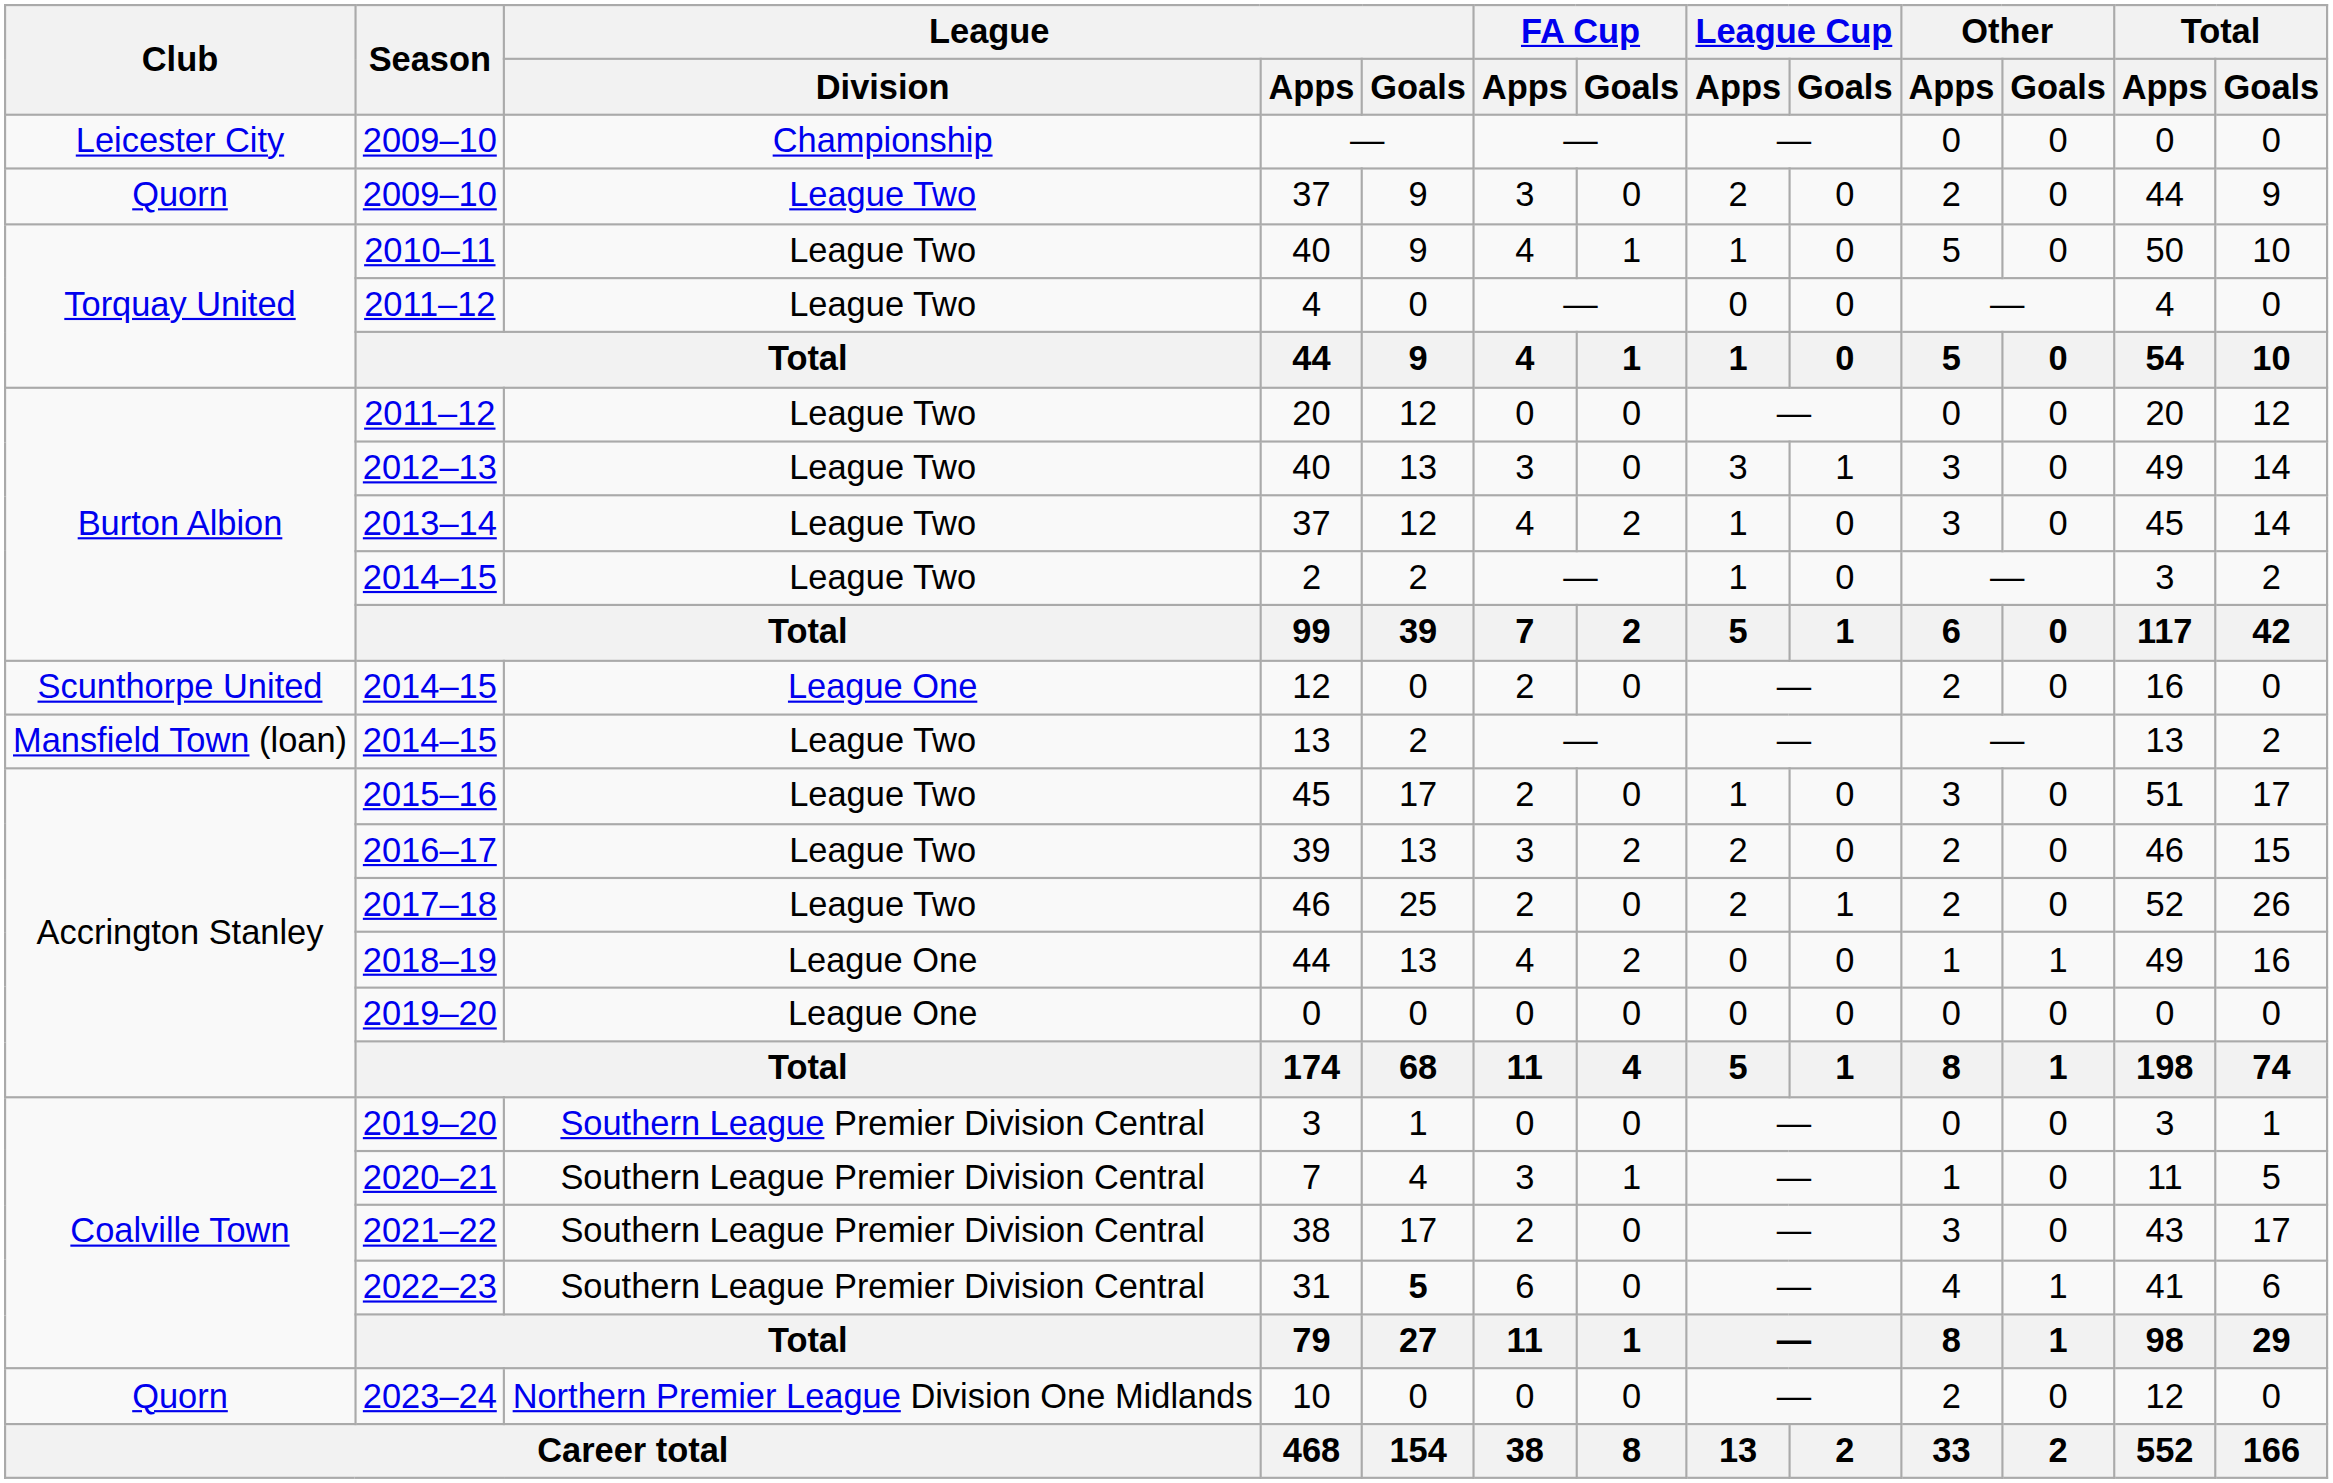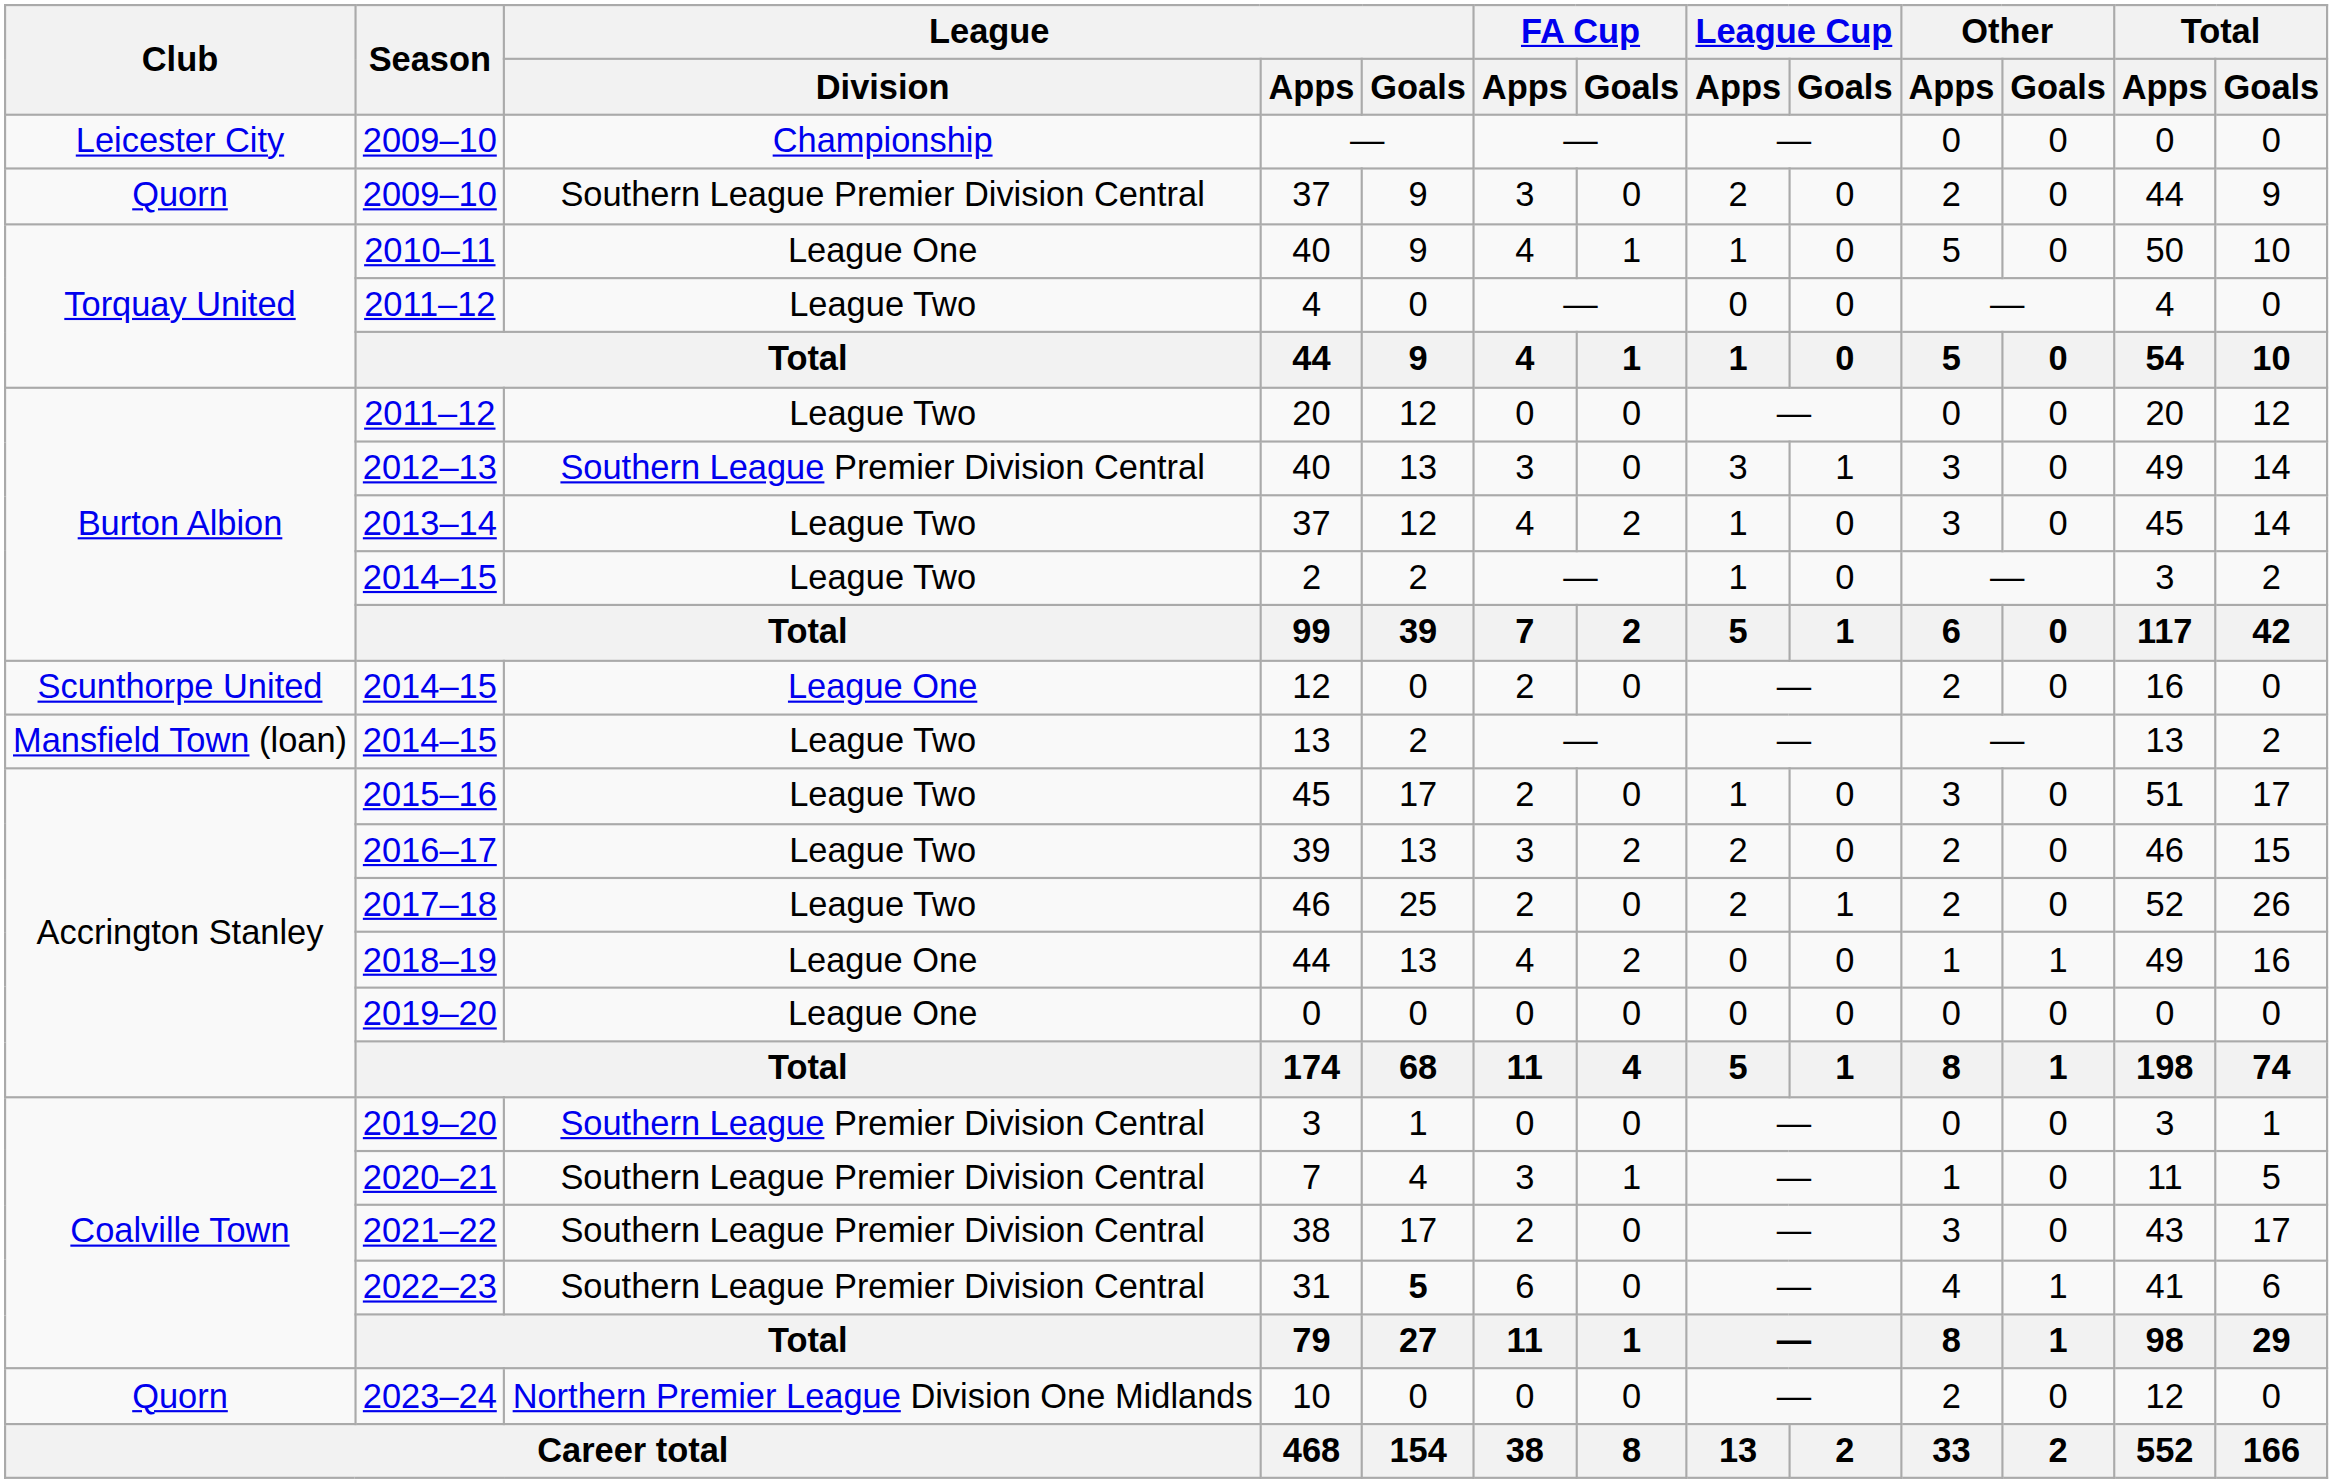(883, 195) League Two -> (883, 195) Southern League Premier Division Central
(883, 250) League Two -> (883, 250) League One
(883, 468) League Two -> (883, 468) Southern League Premier Division Central
